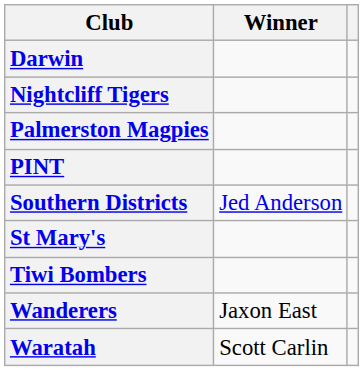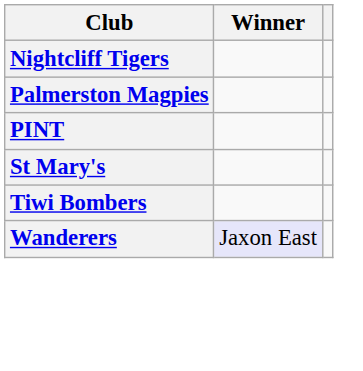- row: (47, 58)
- row: (99, 202)
(268, 310) no background -> (268, 238) lavender background
- row: (53, 346)
